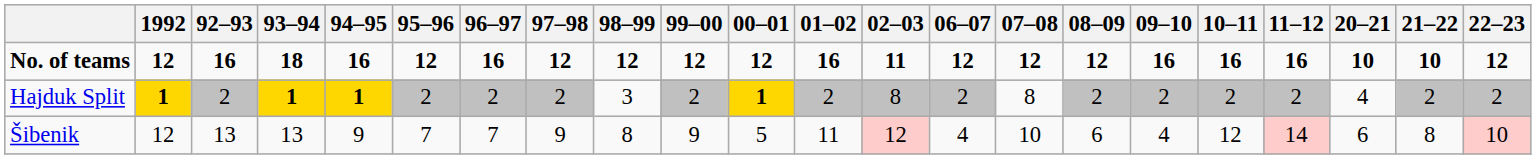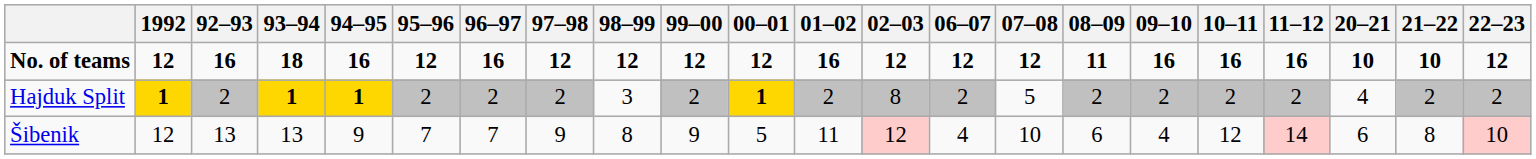(896, 60) 11 -> (896, 60) 12
(1097, 60) 12 -> (1097, 60) 11
(1030, 98) 8 -> (1030, 98) 5
